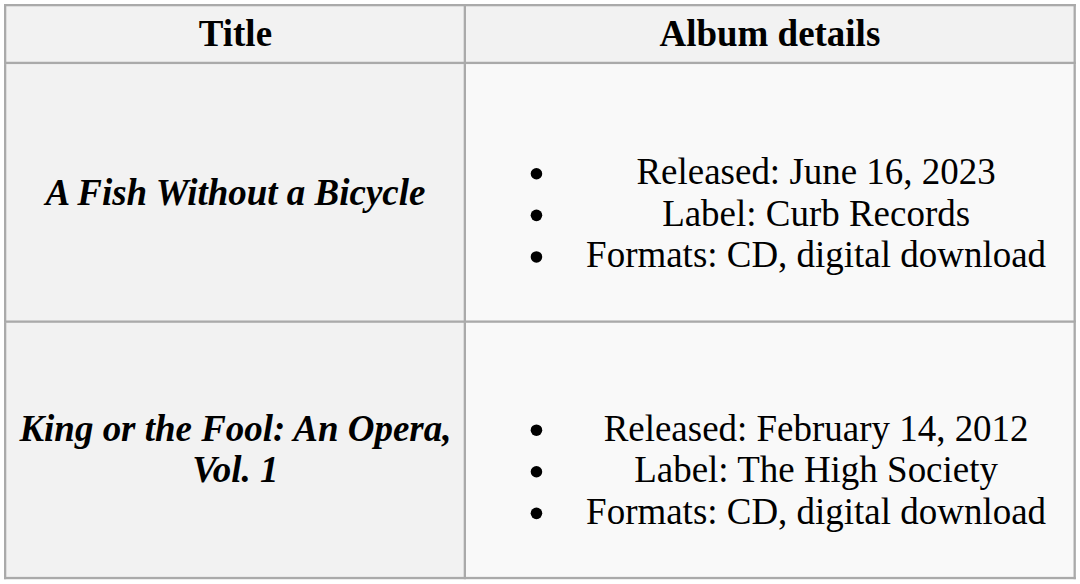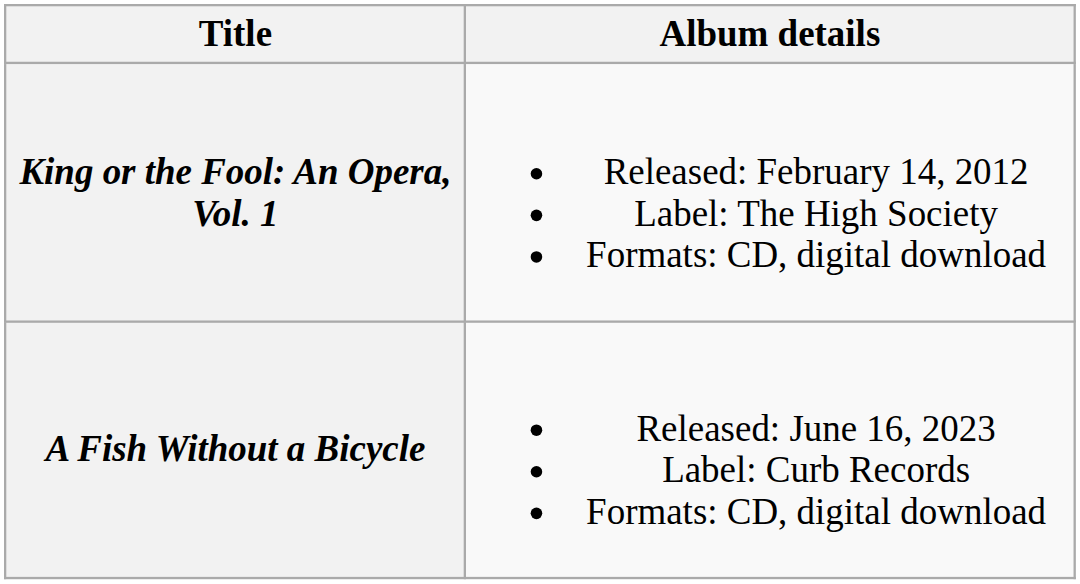rows swapped: (235, 449) <-> (235, 191)
